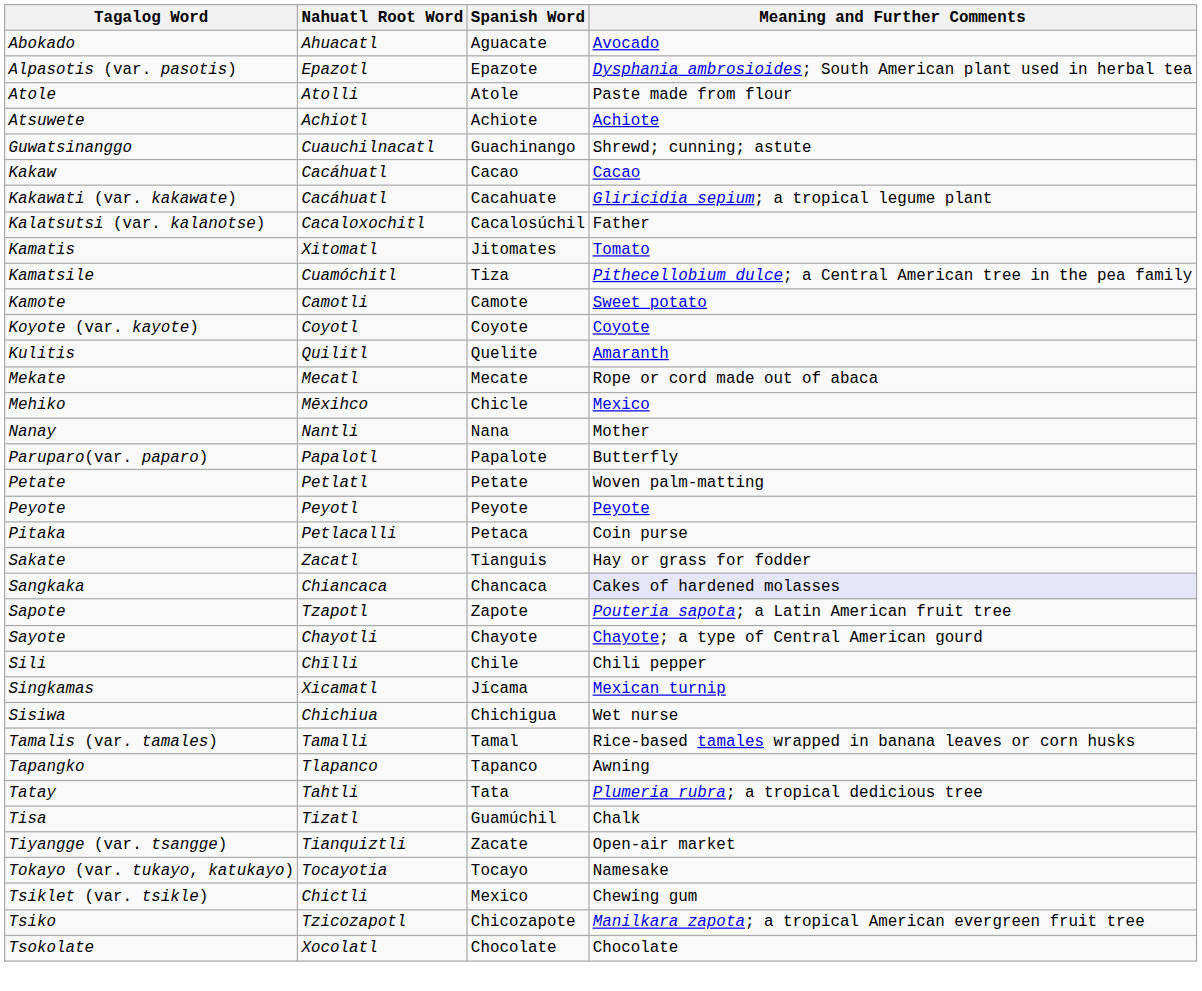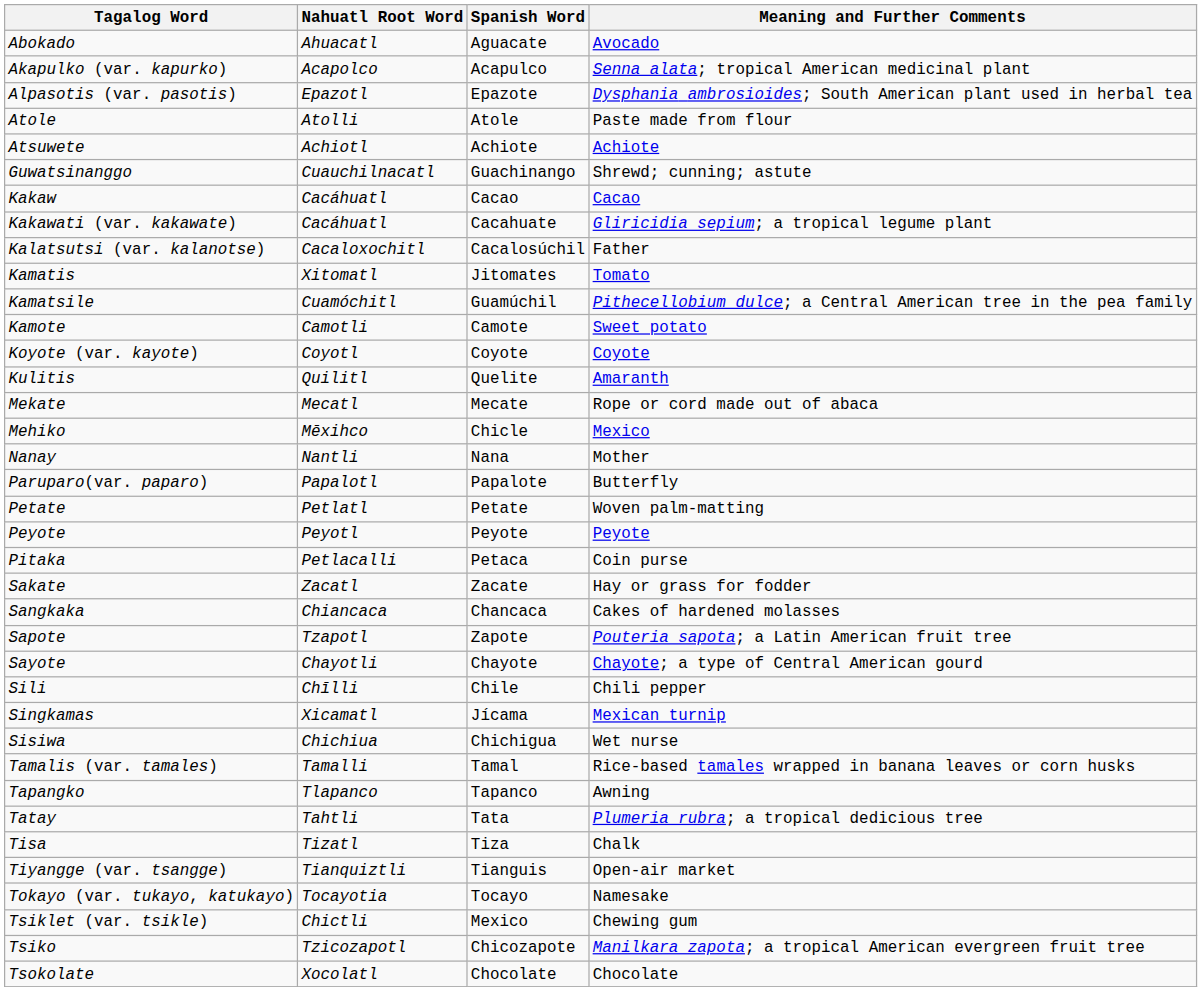+ row: (118, 69)
(490, 276) Tiza -> (514, 302) Guamúchil
(509, 560) Tianguis -> (499, 586) Zacate
(716, 586) lavender background -> (716, 612) no background
(514, 819) Guamúchil -> (490, 845) Tiza
(499, 845) Zacate -> (509, 871) Tianguis
